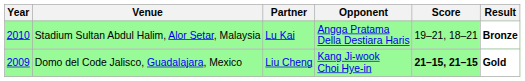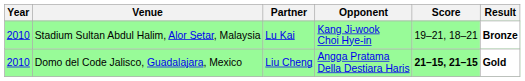(364, 35) Angga Pratama Della Destiara Haris -> (349, 35) Kang Ji-wook Choi Hye-in
(18, 63) 2009 -> (18, 63) 2010
(349, 63) Kang Ji-wook Choi Hye-in -> (364, 63) Angga Pratama Della Destiara Haris
